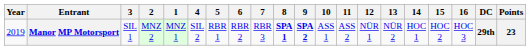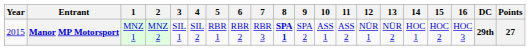columns swapped: (176, 11) <-> (130, 11)
(16, 32) 2019 -> (16, 32) 2015
(305, 32) bold -> (305, 32) normal
(511, 32) 23 -> (510, 32) 27
